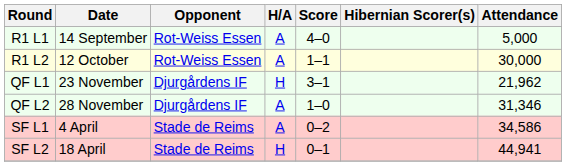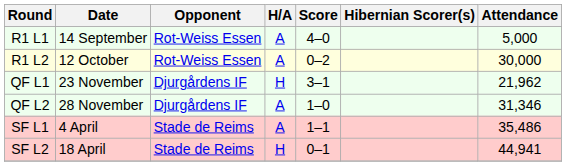(318, 60) 1–1 -> (318, 60) 0–2
(318, 127) 0–2 -> (318, 127) 1–1
(520, 127) 34,586 -> (520, 127) 35,486
